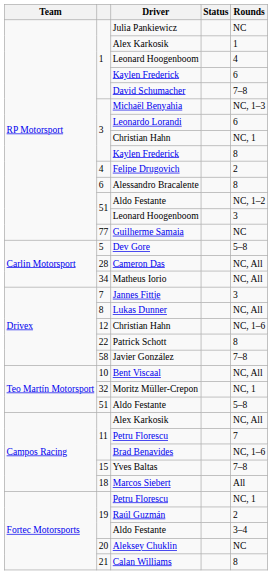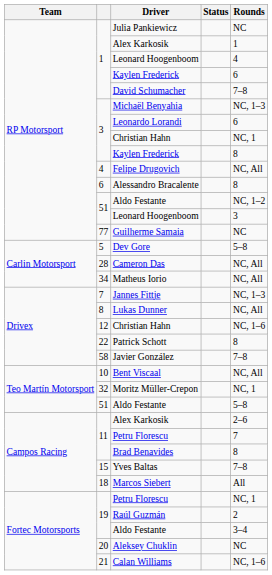(235, 169) 2 -> (248, 169) NC, All
(235, 294) 3 -> (249, 294) NC, 1–3
(248, 420) NC, All -> (240, 420) 2–6
(249, 451) NC, 1–6 -> (235, 451) 8
(235, 561) 8 -> (249, 561) NC, 1–6
